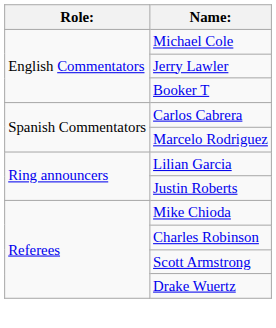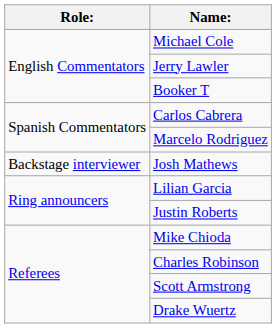+ row: (195, 163)
